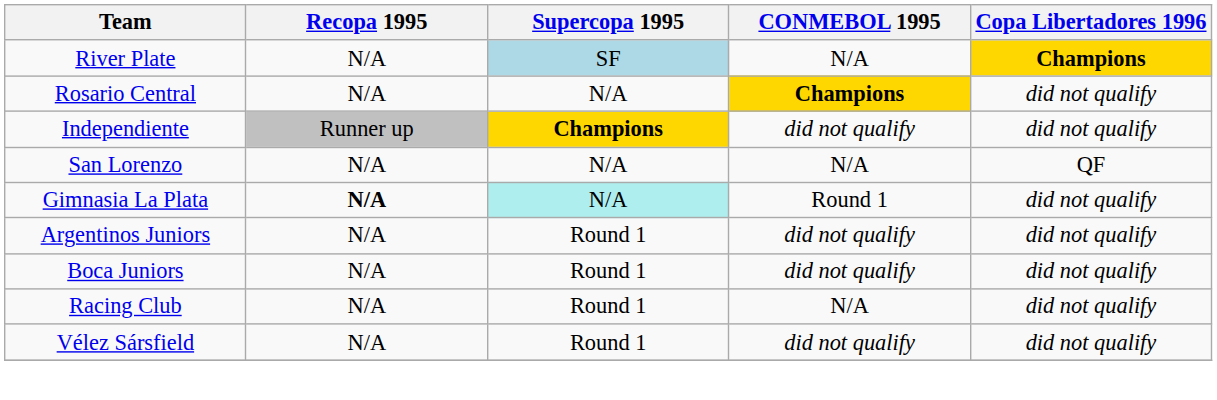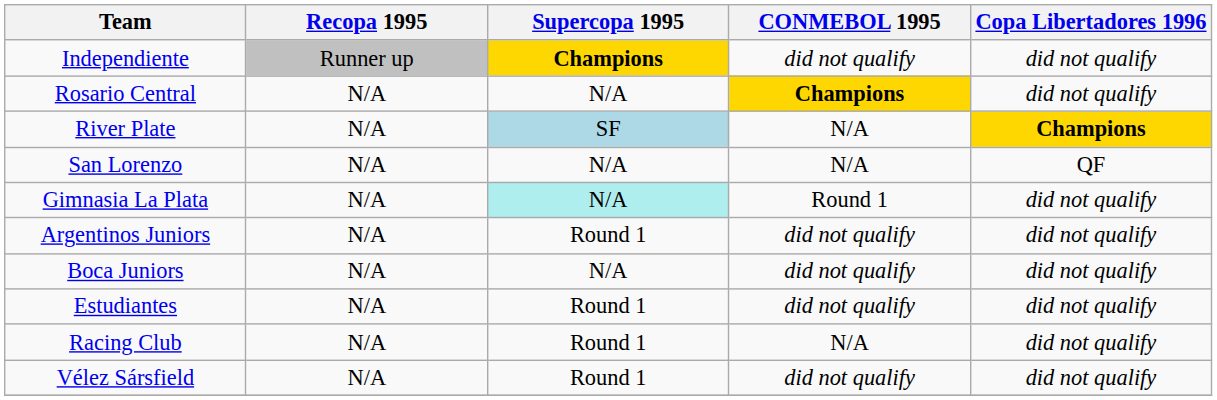rows swapped: (125, 57) <-> (125, 128)
(367, 199) bold -> (367, 199) normal
(608, 270) Round 1 -> (608, 270) N/A
+ row: (125, 306)
